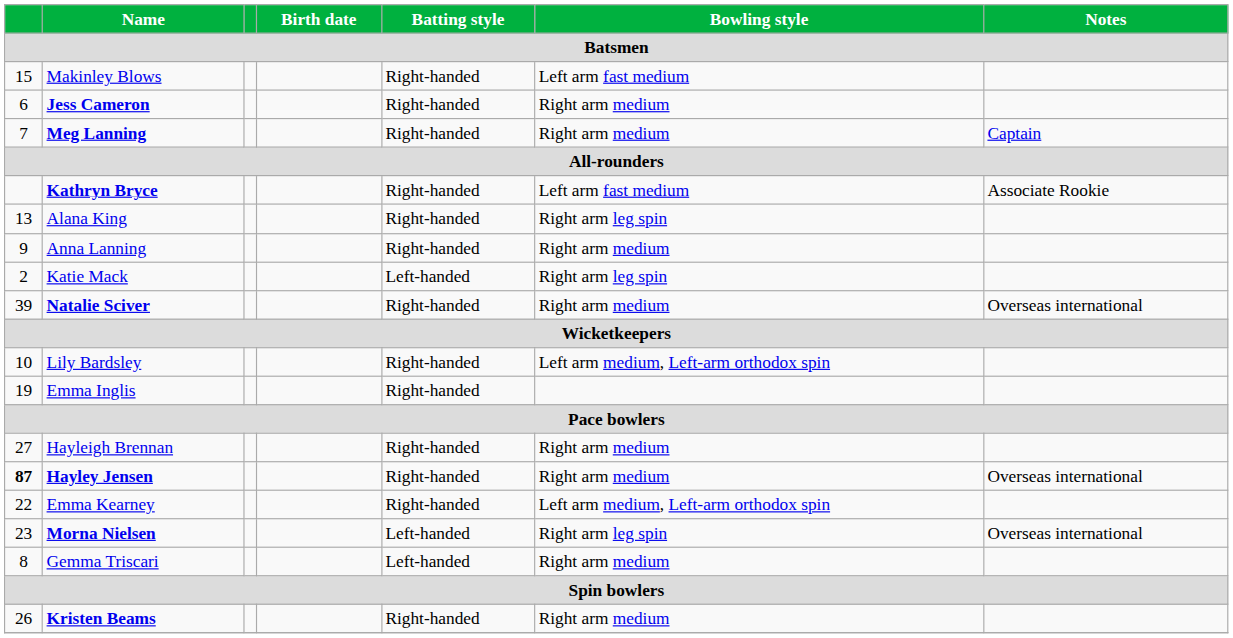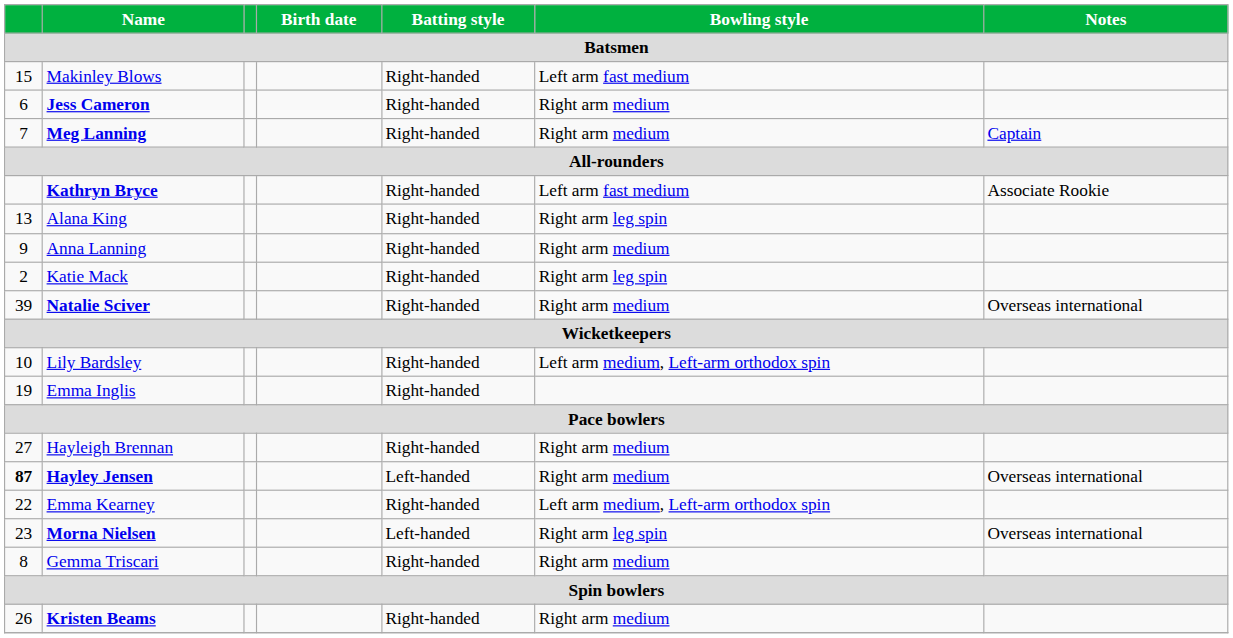(428, 276) Left-handed -> (433, 276) Right-handed
(433, 476) Right-handed -> (428, 476) Left-handed
(428, 561) Left-handed -> (433, 561) Right-handed
